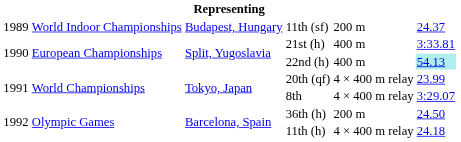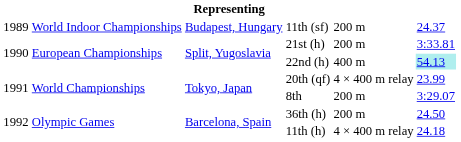(349, 44) 400 m -> (349, 44) 200 m
(373, 96) 4 × 400 m relay -> (349, 96) 200 m
